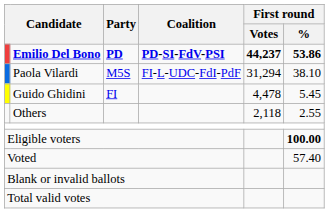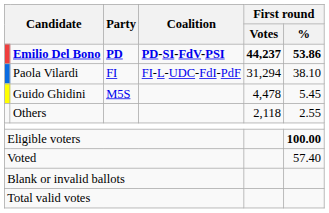(118, 73) M5S -> (112, 73) FI
(112, 93) FI -> (118, 93) M5S
